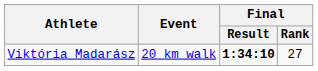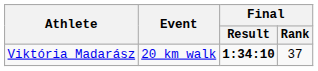(295, 54) 27 -> (295, 54) 37
